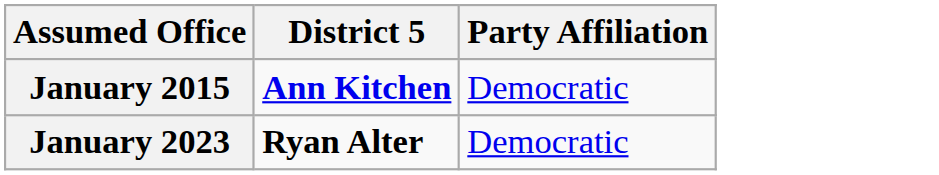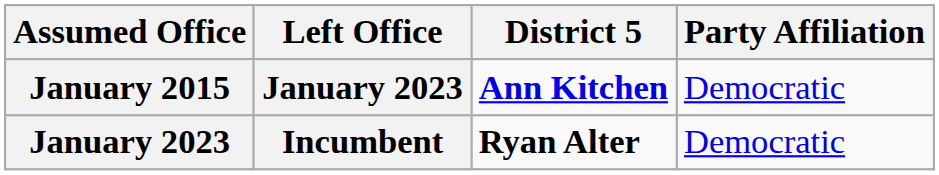+ column: (363, 31)
